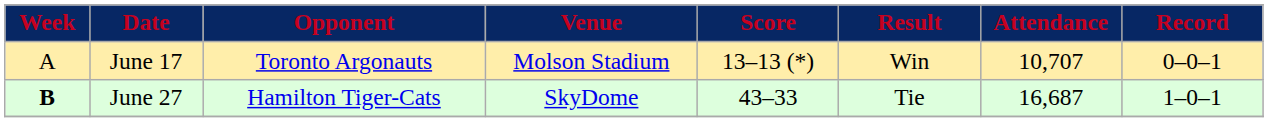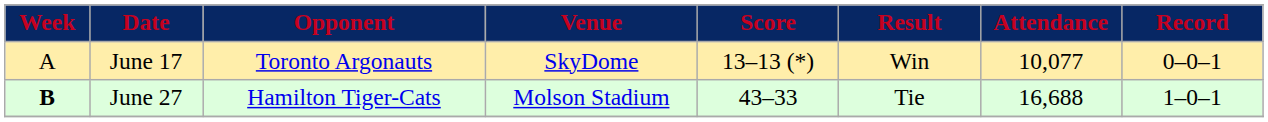(591, 60) Molson Stadium -> (591, 60) SkyDome
(1051, 60) 10,707 -> (1051, 60) 10,077
(591, 97) SkyDome -> (591, 97) Molson Stadium
(1051, 97) 16,687 -> (1051, 97) 16,688
